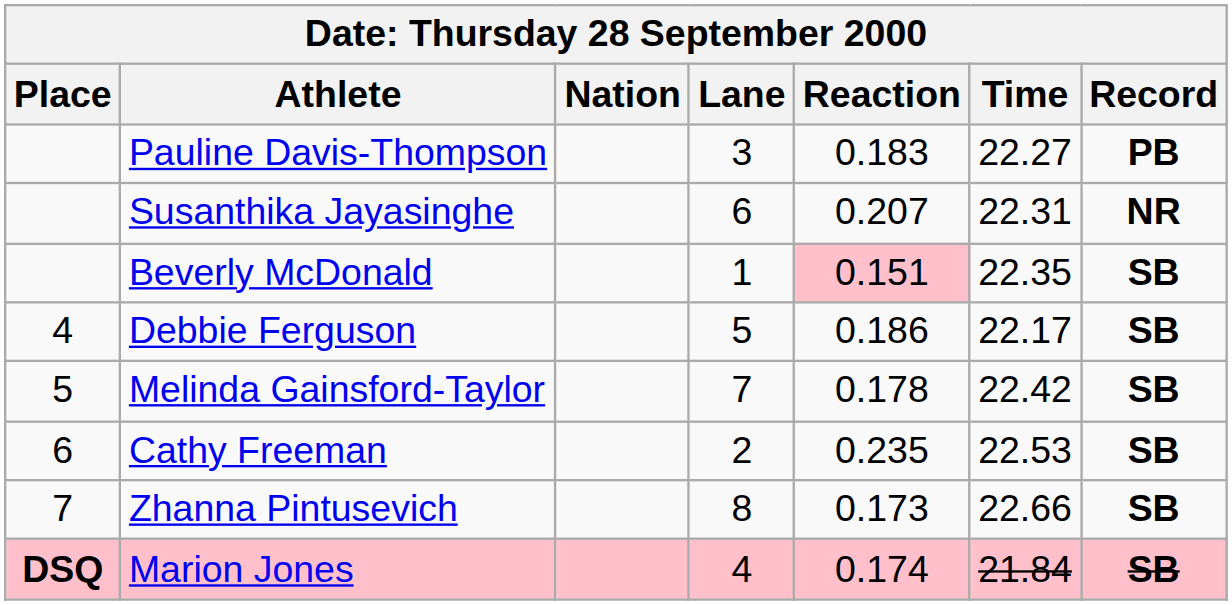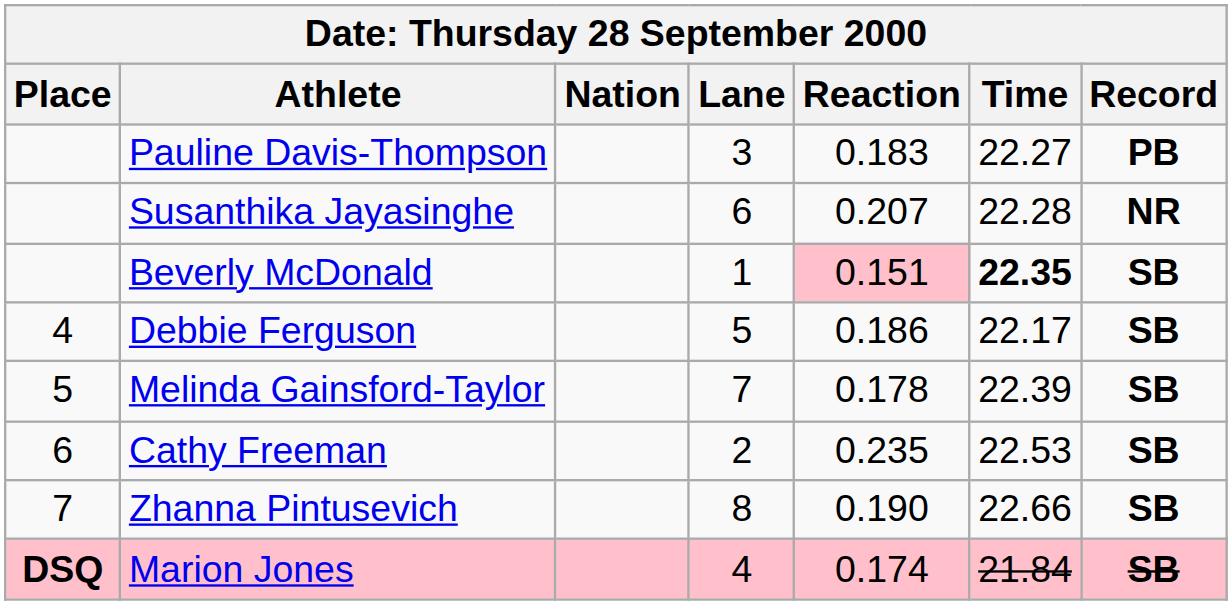(1025, 212) 22.31 -> (1025, 212) 22.28
(1025, 271) normal -> (1025, 271) bold
(1025, 390) 22.42 -> (1025, 390) 22.39
(882, 509) 0.173 -> (882, 509) 0.190
